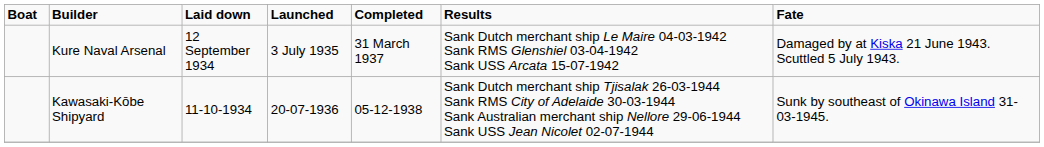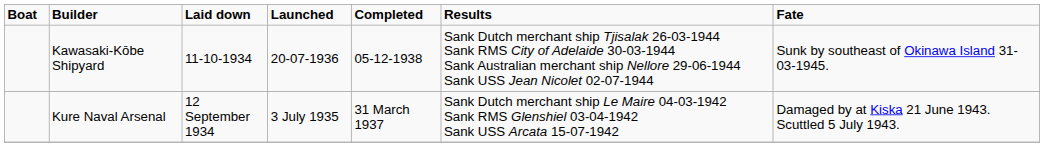rows swapped: (109, 51) <-> (98, 109)
